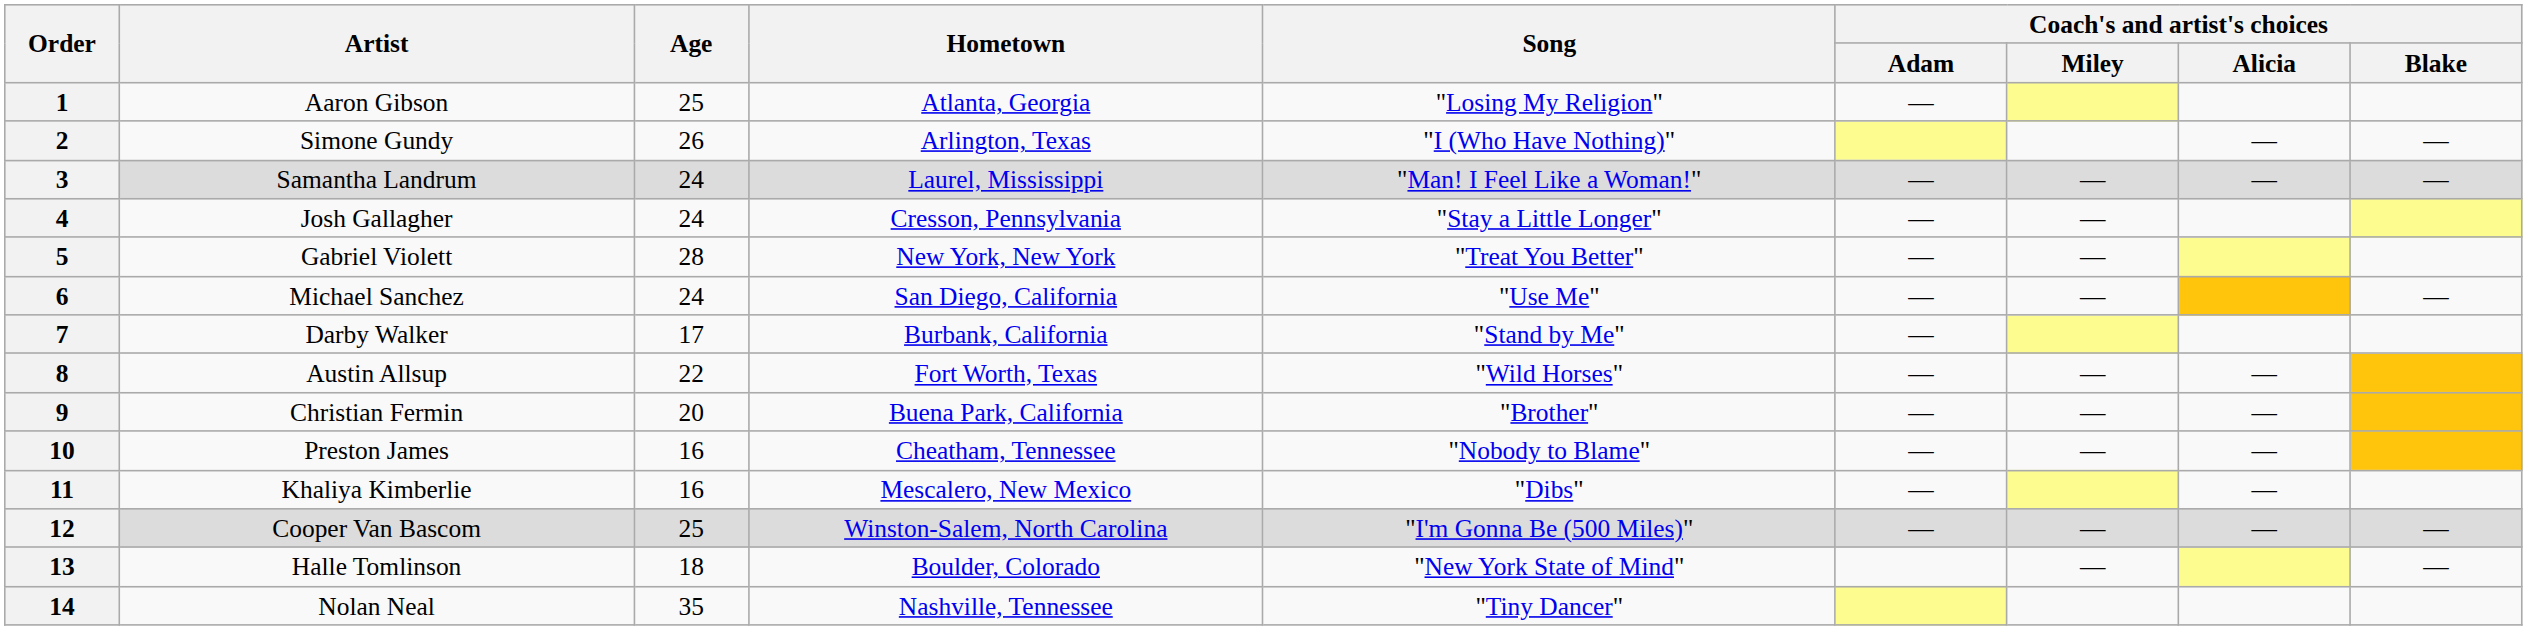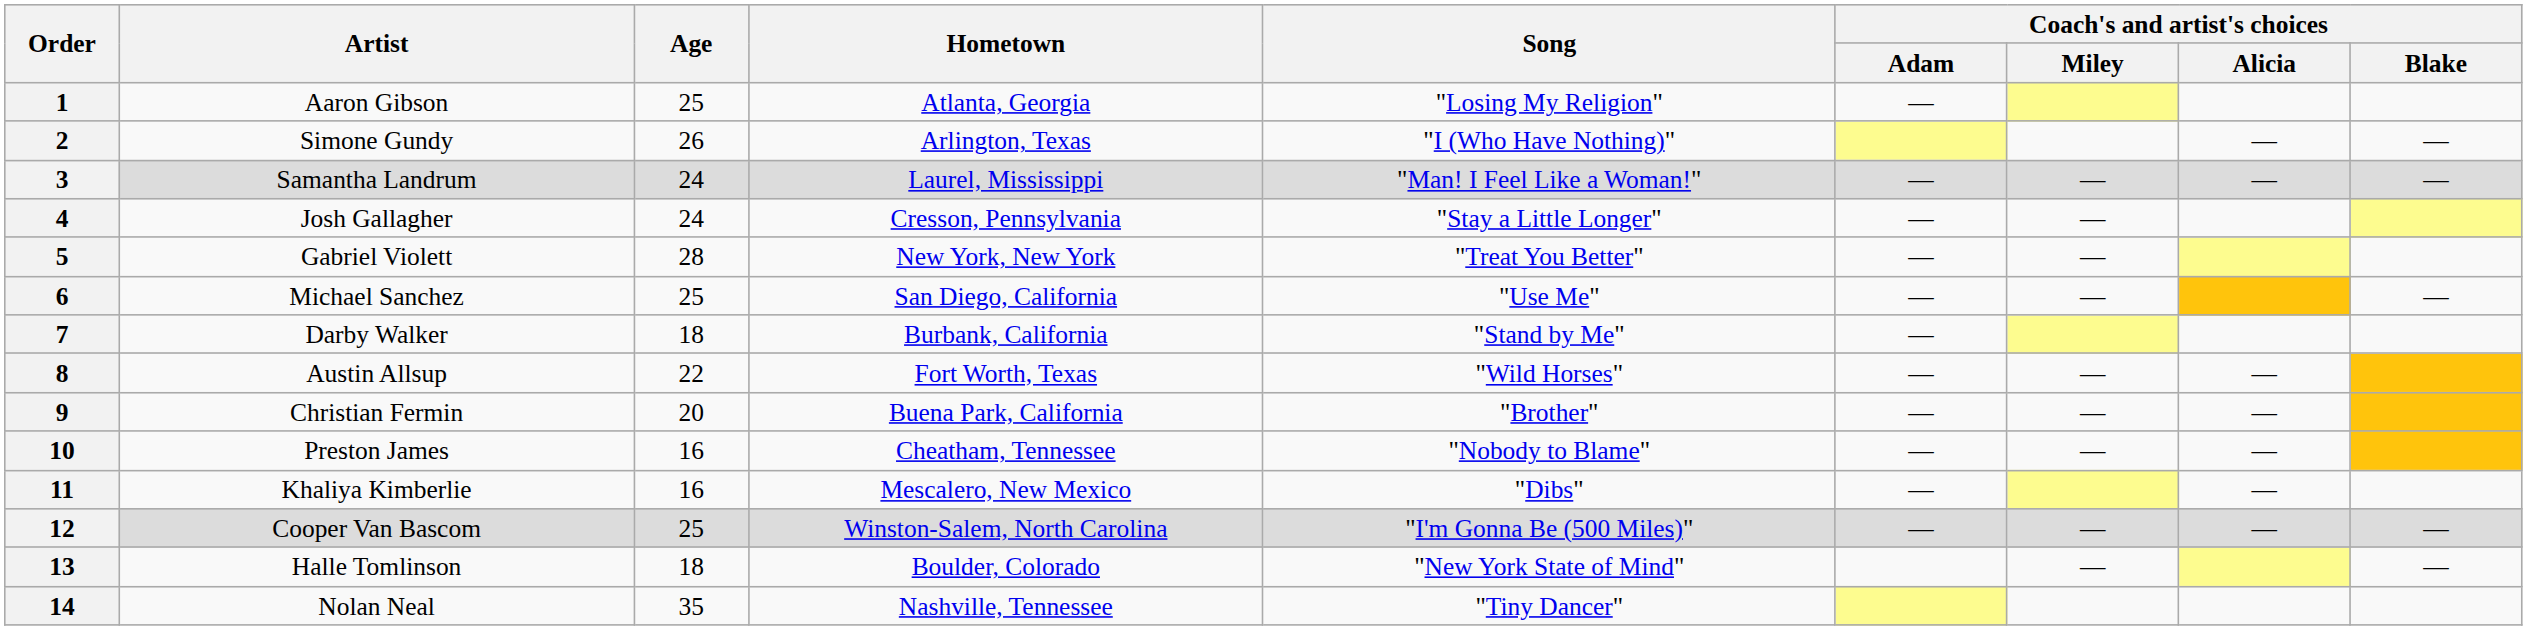(691, 295) 24 -> (691, 295) 25
(691, 334) 17 -> (691, 334) 18
